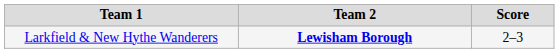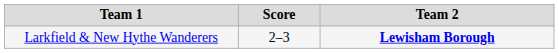columns swapped: (513, 15) <-> (355, 15)
